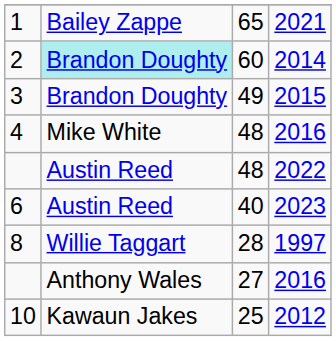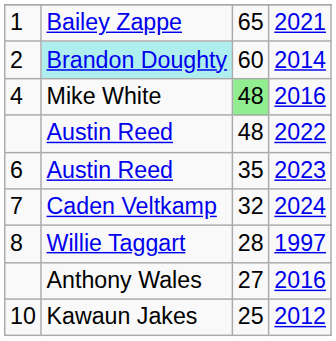- row: (17, 96)
(251, 133) no background -> (251, 96) lightgreen background
(251, 206) 40 -> (251, 170) 35
+ row: (17, 206)
